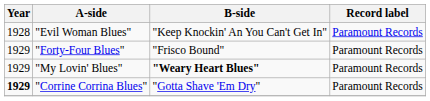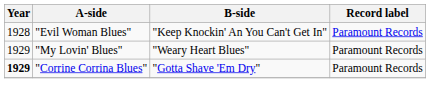- row: (80, 50)
(206, 68) bold -> (201, 50) normal
